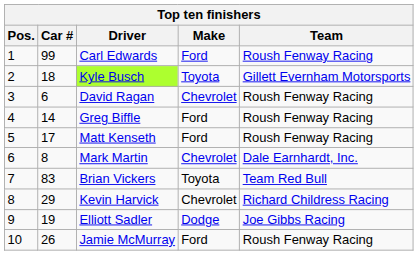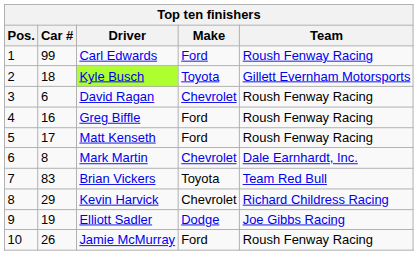(48, 117) 14 -> (48, 117) 16
